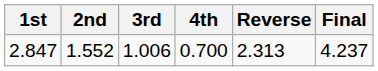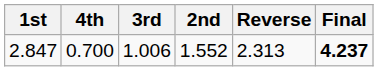columns swapped: (90, 19) <-> (204, 19)
(344, 50) normal -> (344, 50) bold
